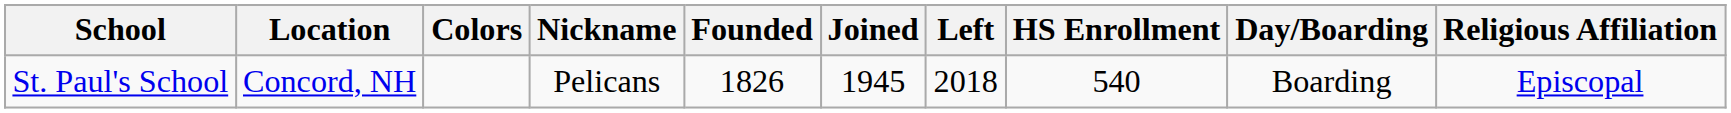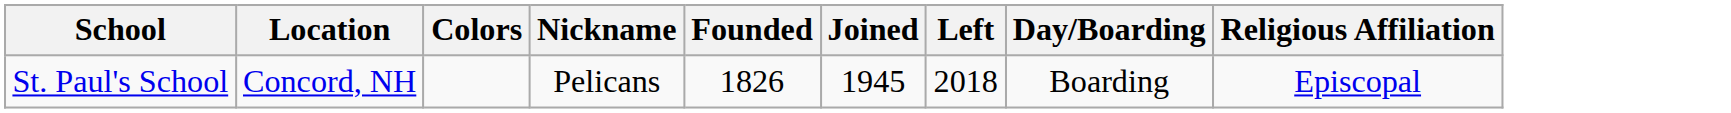- column: (1117, 30)
